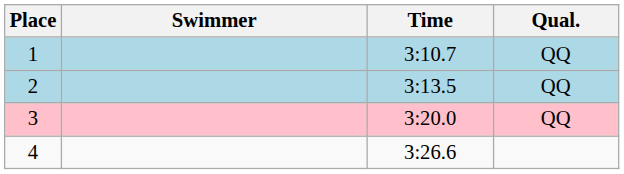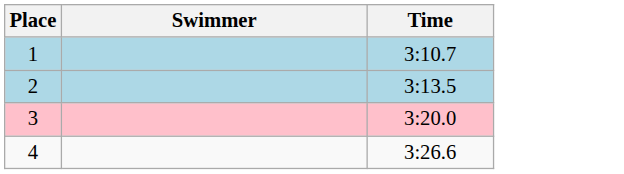- column: (556, 20)
